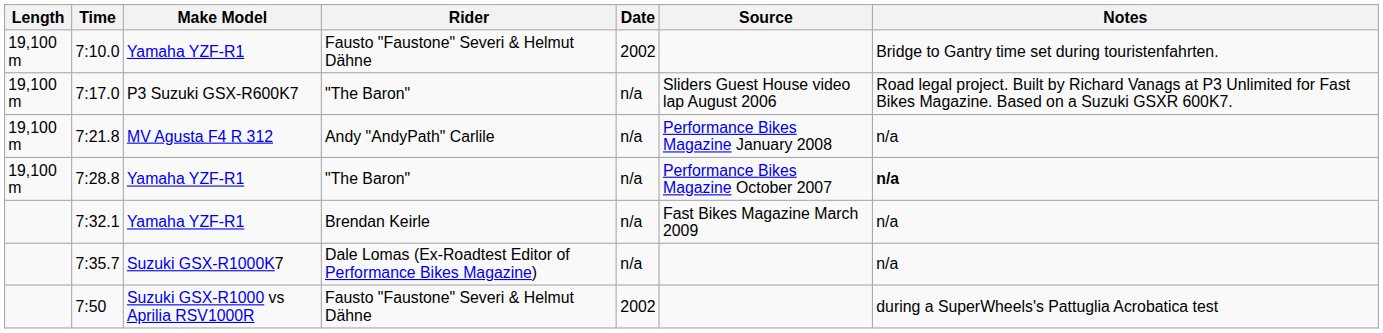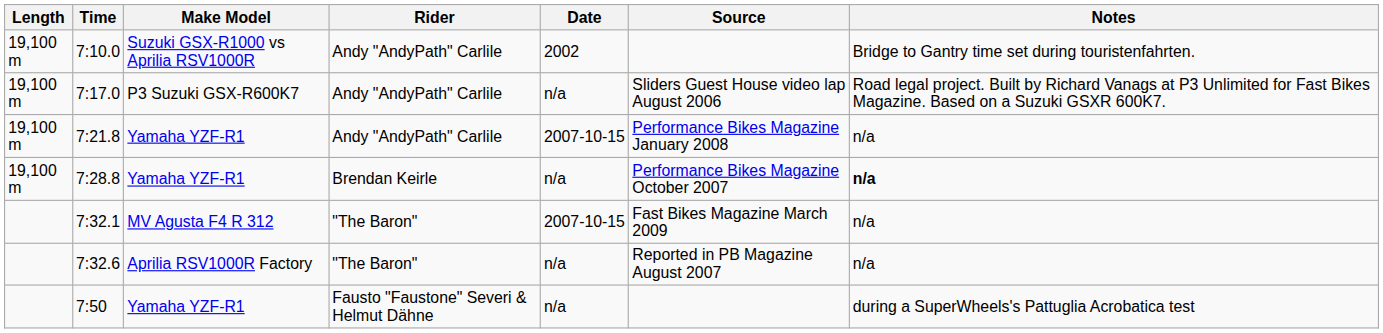(186, 51) Yamaha YZF-R1 -> (206, 51) Suzuki GSX-R1000 vs Aprilia RSV1000R
(449, 51) Fausto "Faustone" Severi & Helmut Dähne -> (417, 51) Andy "AndyPath" Carlile
(368, 94) "The Baron" -> (417, 94) Andy "AndyPath" Carlile
(200, 137) MV Agusta F4 R 312 -> (186, 137) Yamaha YZF-R1
(631, 137) n/a -> (584, 137) 2007-10-15
(368, 179) "The Baron" -> (385, 179) Brendan Keirle
(186, 222) Yamaha YZF-R1 -> (200, 222) MV Agusta F4 R 312
(377, 222) Brendan Keirle -> (375, 222) "The Baron"
(631, 222) n/a -> (584, 222) 2007-10-15
+ row: (98, 264)
- row: (98, 264)
(206, 307) Suzuki GSX-R1000 vs Aprilia RSV1000R -> (186, 307) Yamaha YZF-R1
(638, 307) 2002 -> (555, 307) n/a
